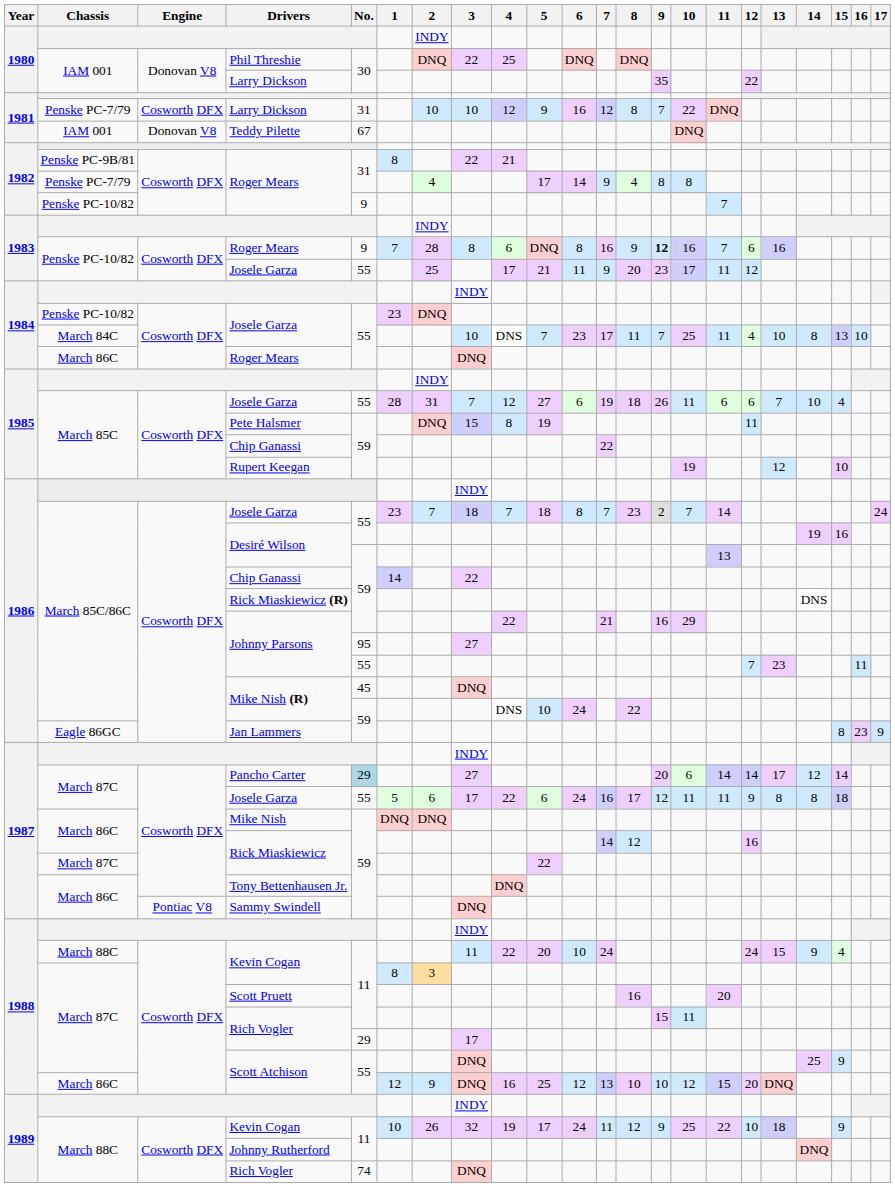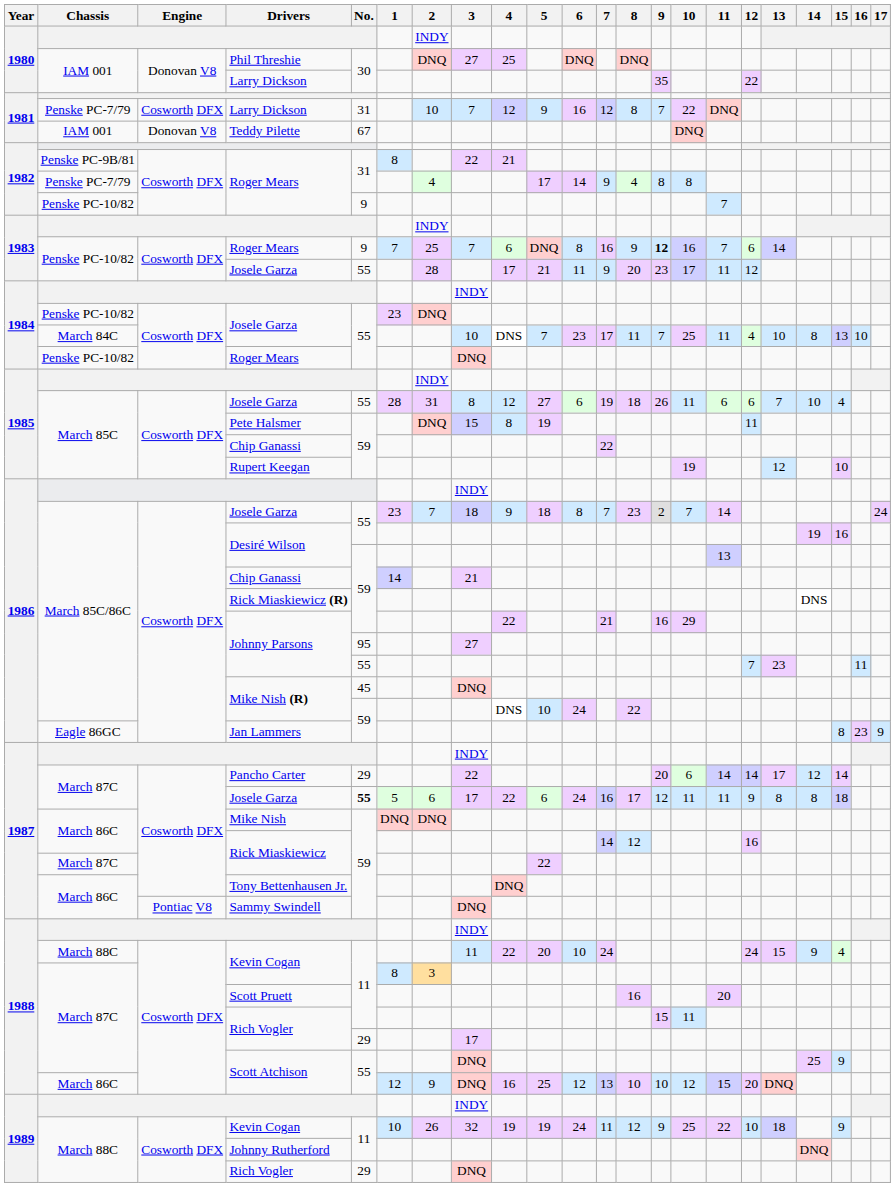(471, 59) 22 -> (471, 59) 27
(471, 109) 10 -> (471, 109) 7
(432, 247) 28 -> (432, 247) 25
(471, 247) 8 -> (471, 247) 7
(779, 247) 16 -> (779, 247) 14
(432, 269) 25 -> (432, 269) 28
(88, 357) March 86C -> (88, 357) Penske PC-10/82
(471, 401) 7 -> (471, 401) 8
(509, 511) 7 -> (509, 511) 9
(471, 577) 22 -> (471, 577) 21
(364, 775) lightblue background -> (364, 775) no background
(471, 775) 27 -> (471, 775) 22
(364, 797) normal -> (364, 797) bold
(544, 1127) 17 -> (544, 1127) 19
(364, 1171) 74 -> (364, 1171) 29
